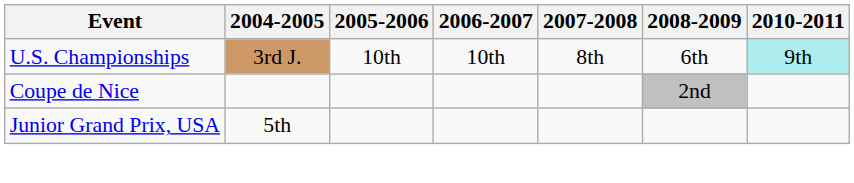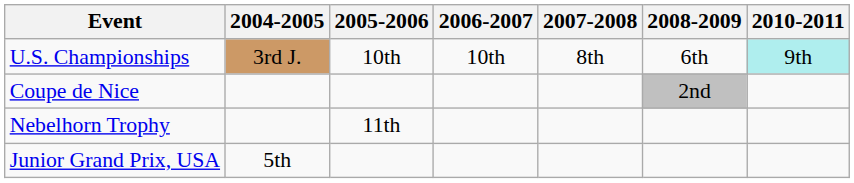+ row: (90, 125)
